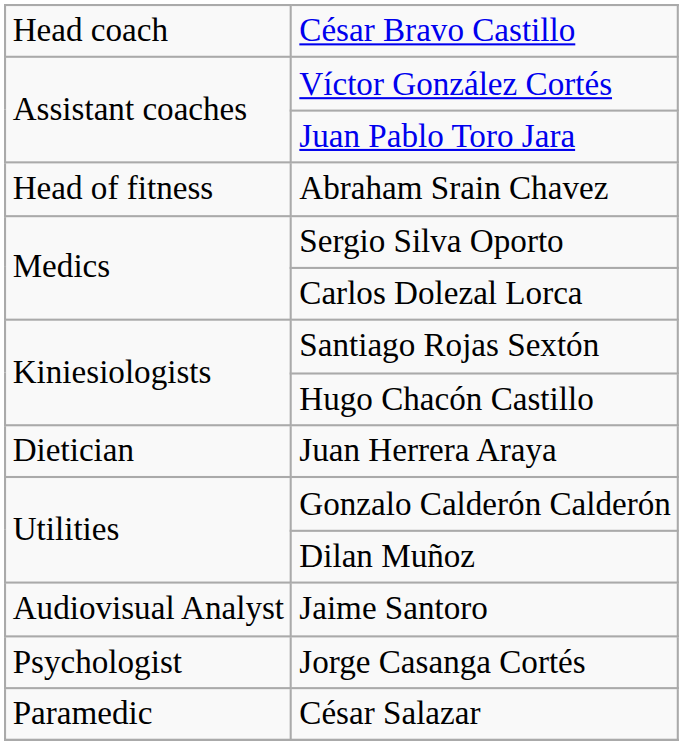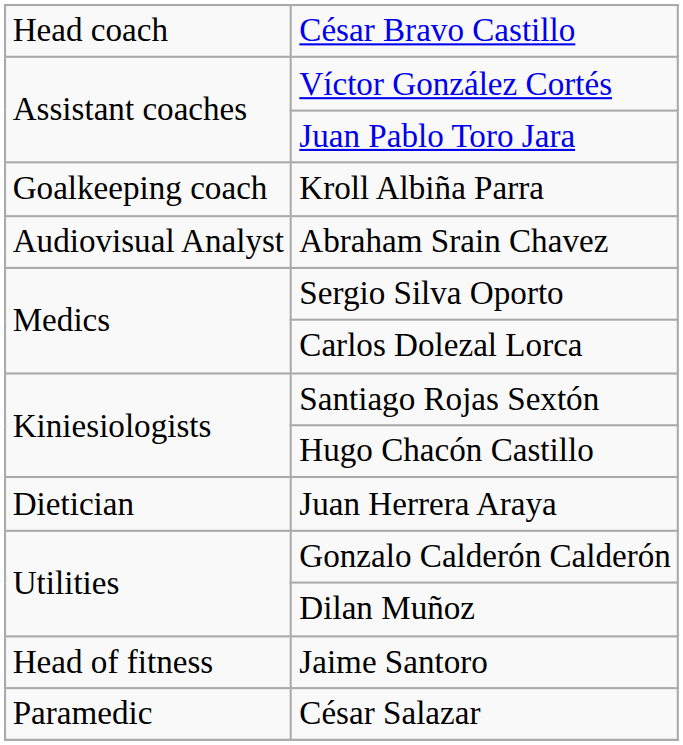+ row: (422, 188)
(113, 188) Head of fitness -> (148, 240) Audiovisual Analyst
(148, 608) Audiovisual Analyst -> (113, 661) Head of fitness
- row: (443, 661)
